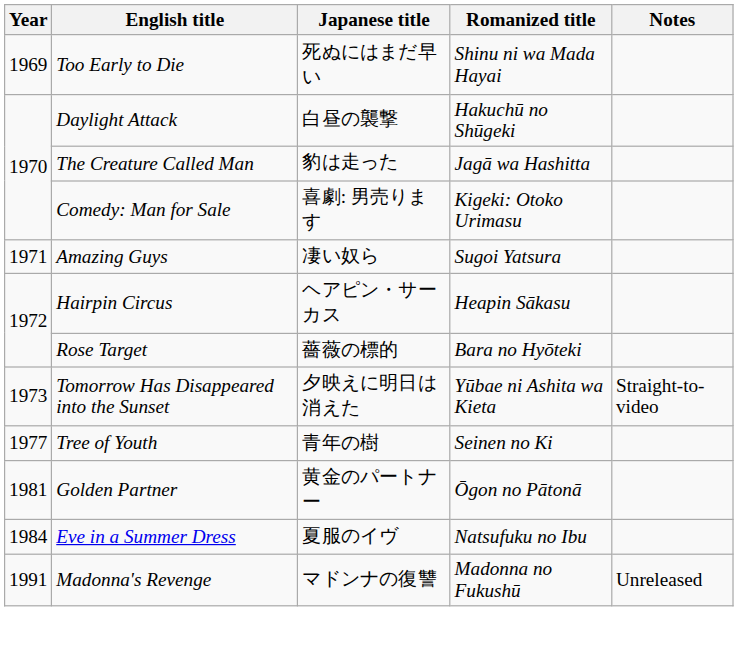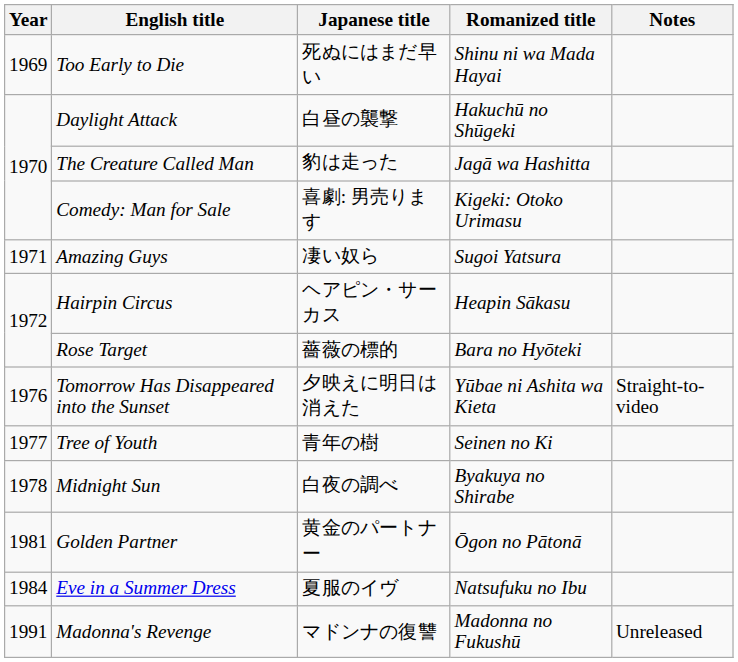(28, 396) 1973 -> (28, 396) 1976
+ row: (108, 486)
